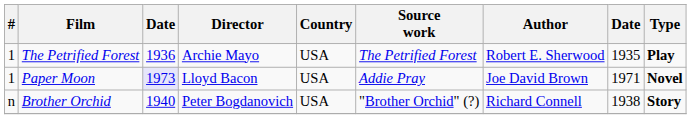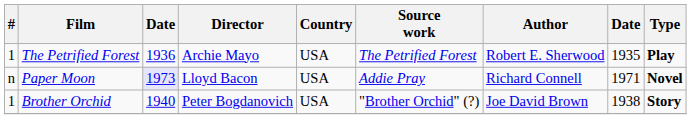(11, 78) 1 -> (11, 78) n
(537, 78) Joe David Brown -> (534, 78) Richard Connell
(11, 101) n -> (11, 101) 1
(534, 101) Richard Connell -> (537, 101) Joe David Brown
